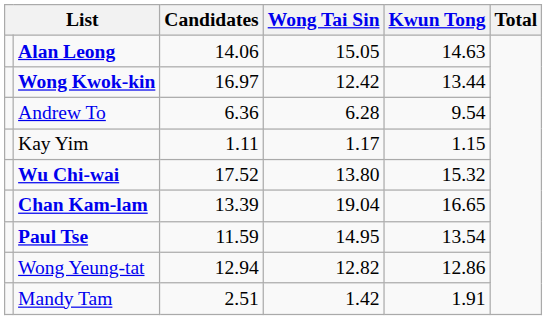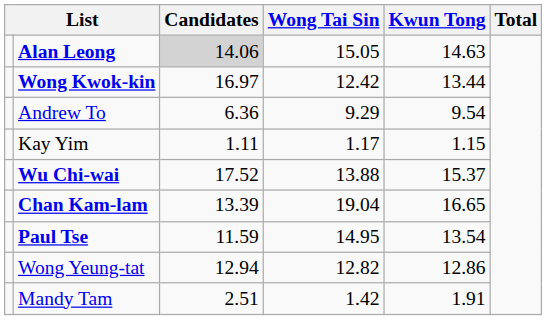(237, 50) no background -> (237, 50) lightgrey background
(362, 112) 6.28 -> (362, 112) 9.29
(358, 174) 13.80 -> (358, 174) 13.88
(464, 174) 15.32 -> (464, 174) 15.37
